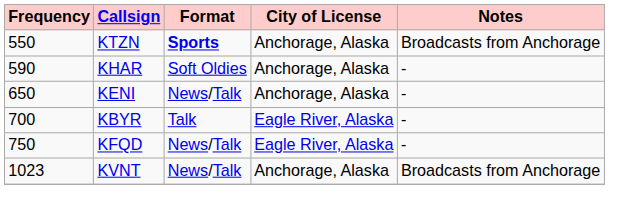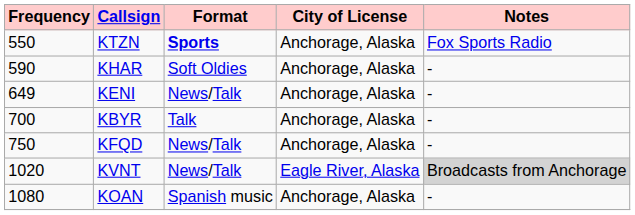(501, 42) Broadcasts from Anchorage -> (489, 42) Fox Sports Radio
(22, 94) 650 -> (22, 94) 649
(324, 119) Eagle River, Alaska -> (348, 119) Anchorage, Alaska
(324, 145) Eagle River, Alaska -> (348, 145) Anchorage, Alaska
(26, 171) 1023 -> (26, 171) 1020
(322, 171) Anchorage, Alaska -> (350, 171) Eagle River, Alaska
(501, 171) no background -> (527, 171) lightgrey background
+ row: (120, 196)
